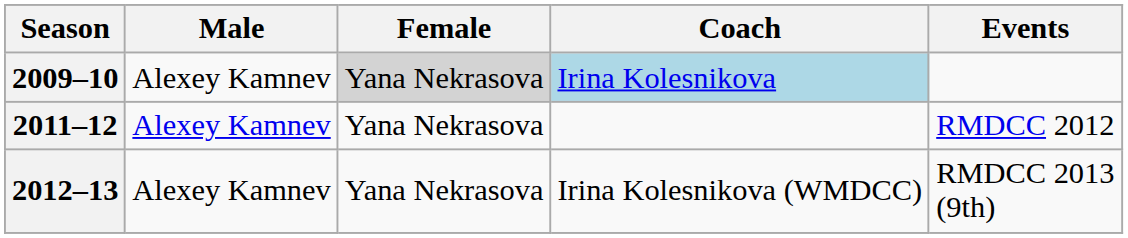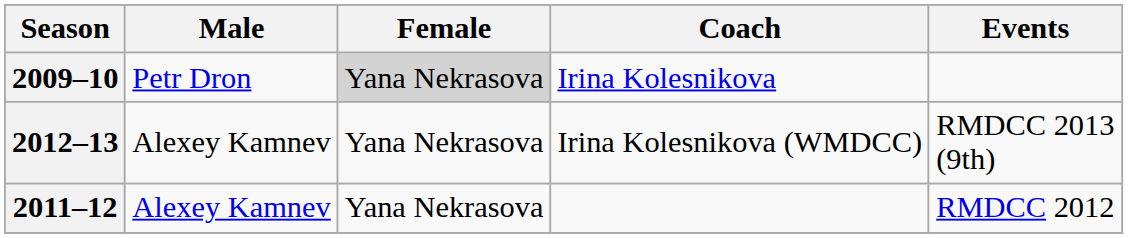(232, 76) Alexey Kamnev -> (192, 76) Petr Dron
(667, 76) lightblue background -> (667, 76) no background
rows swapped: (65, 125) <-> (65, 190)
